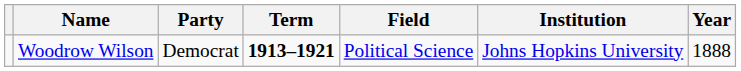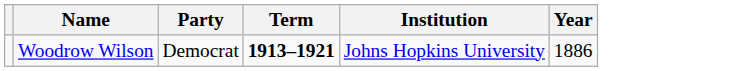- column: (409, 19)
(712, 50) 1888 -> (573, 50) 1886
